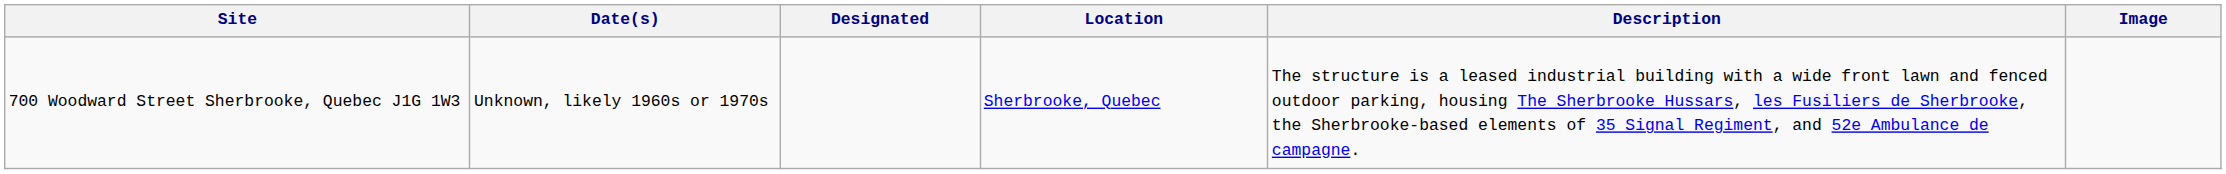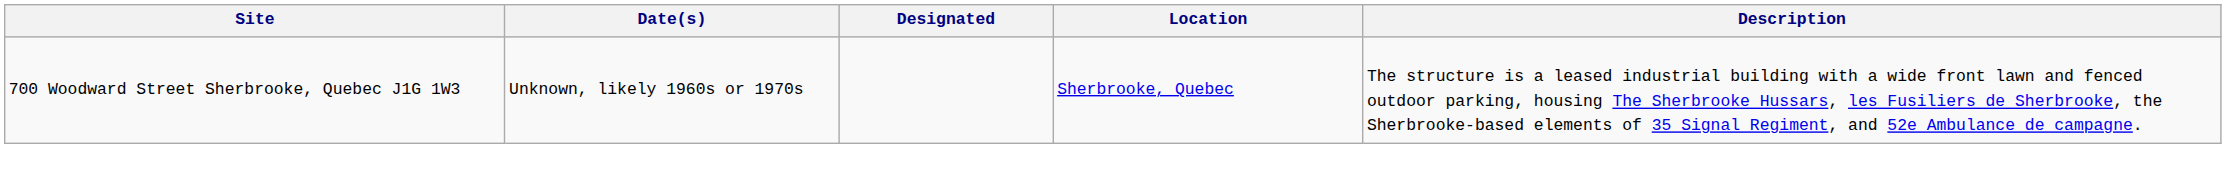- column: (2143, 20)
